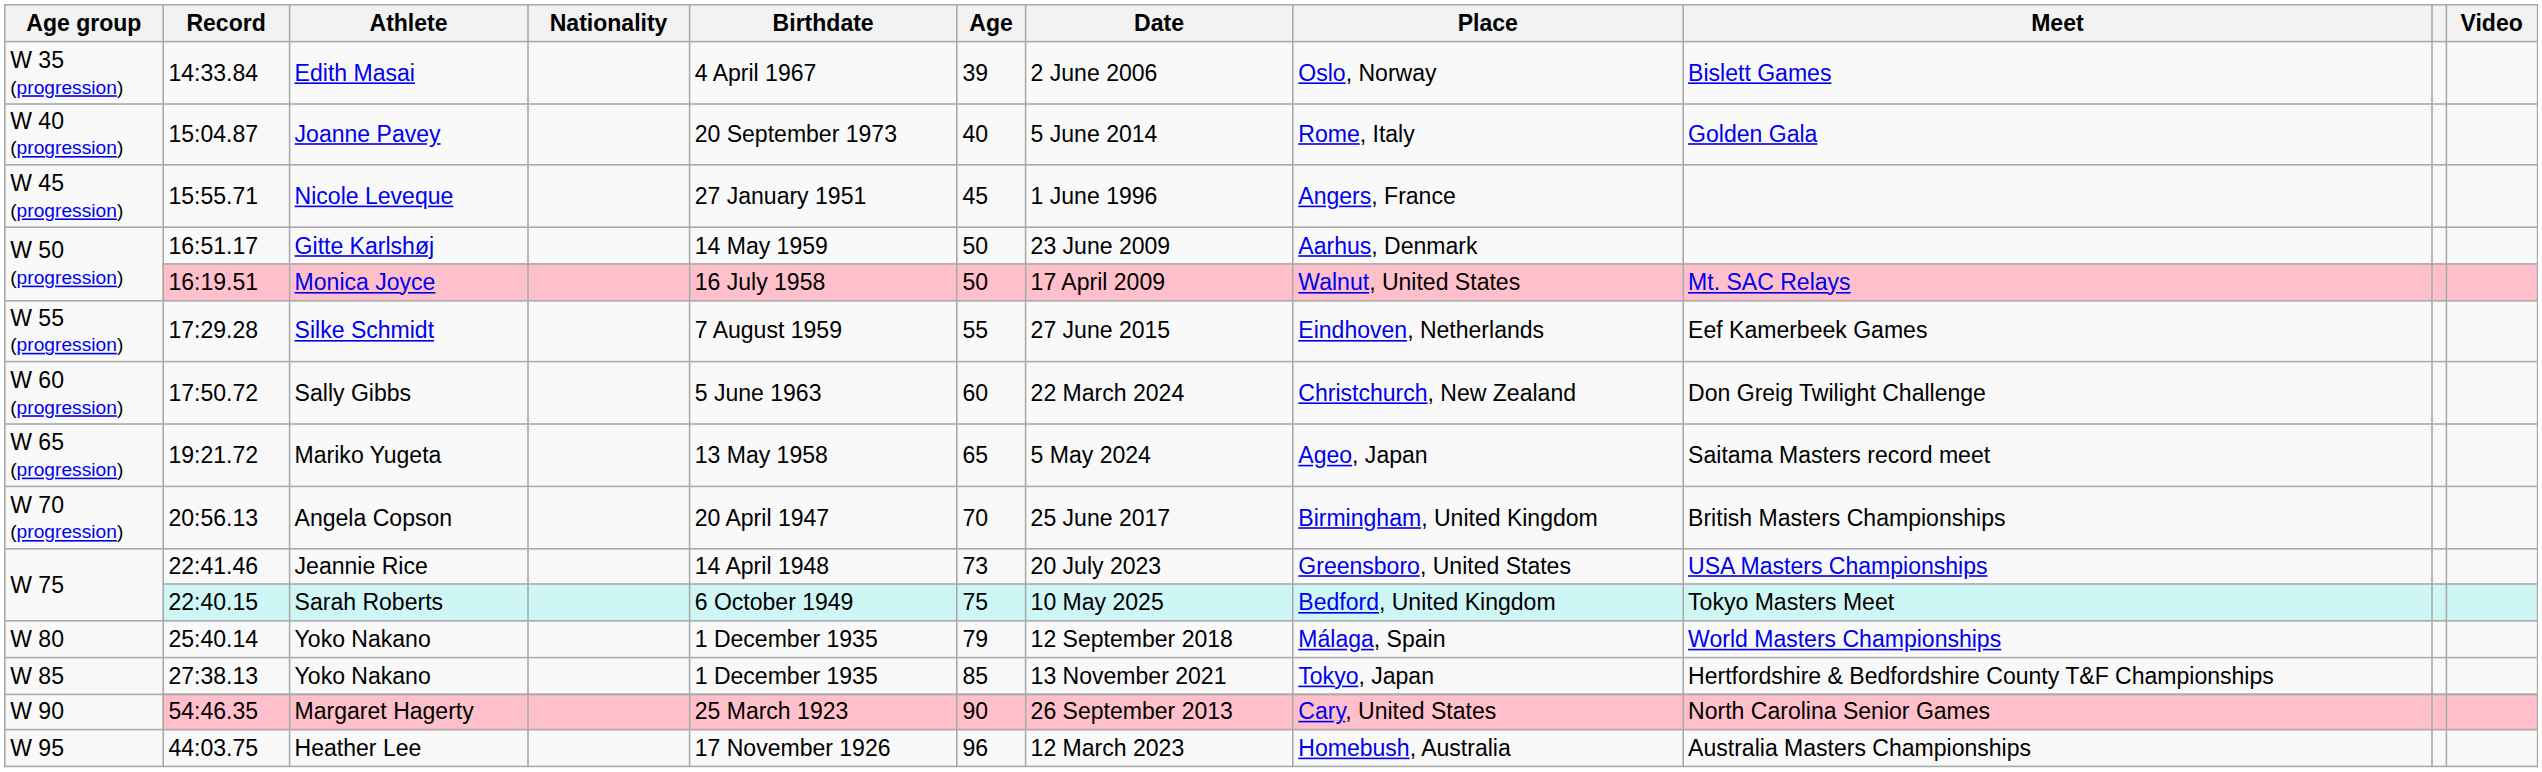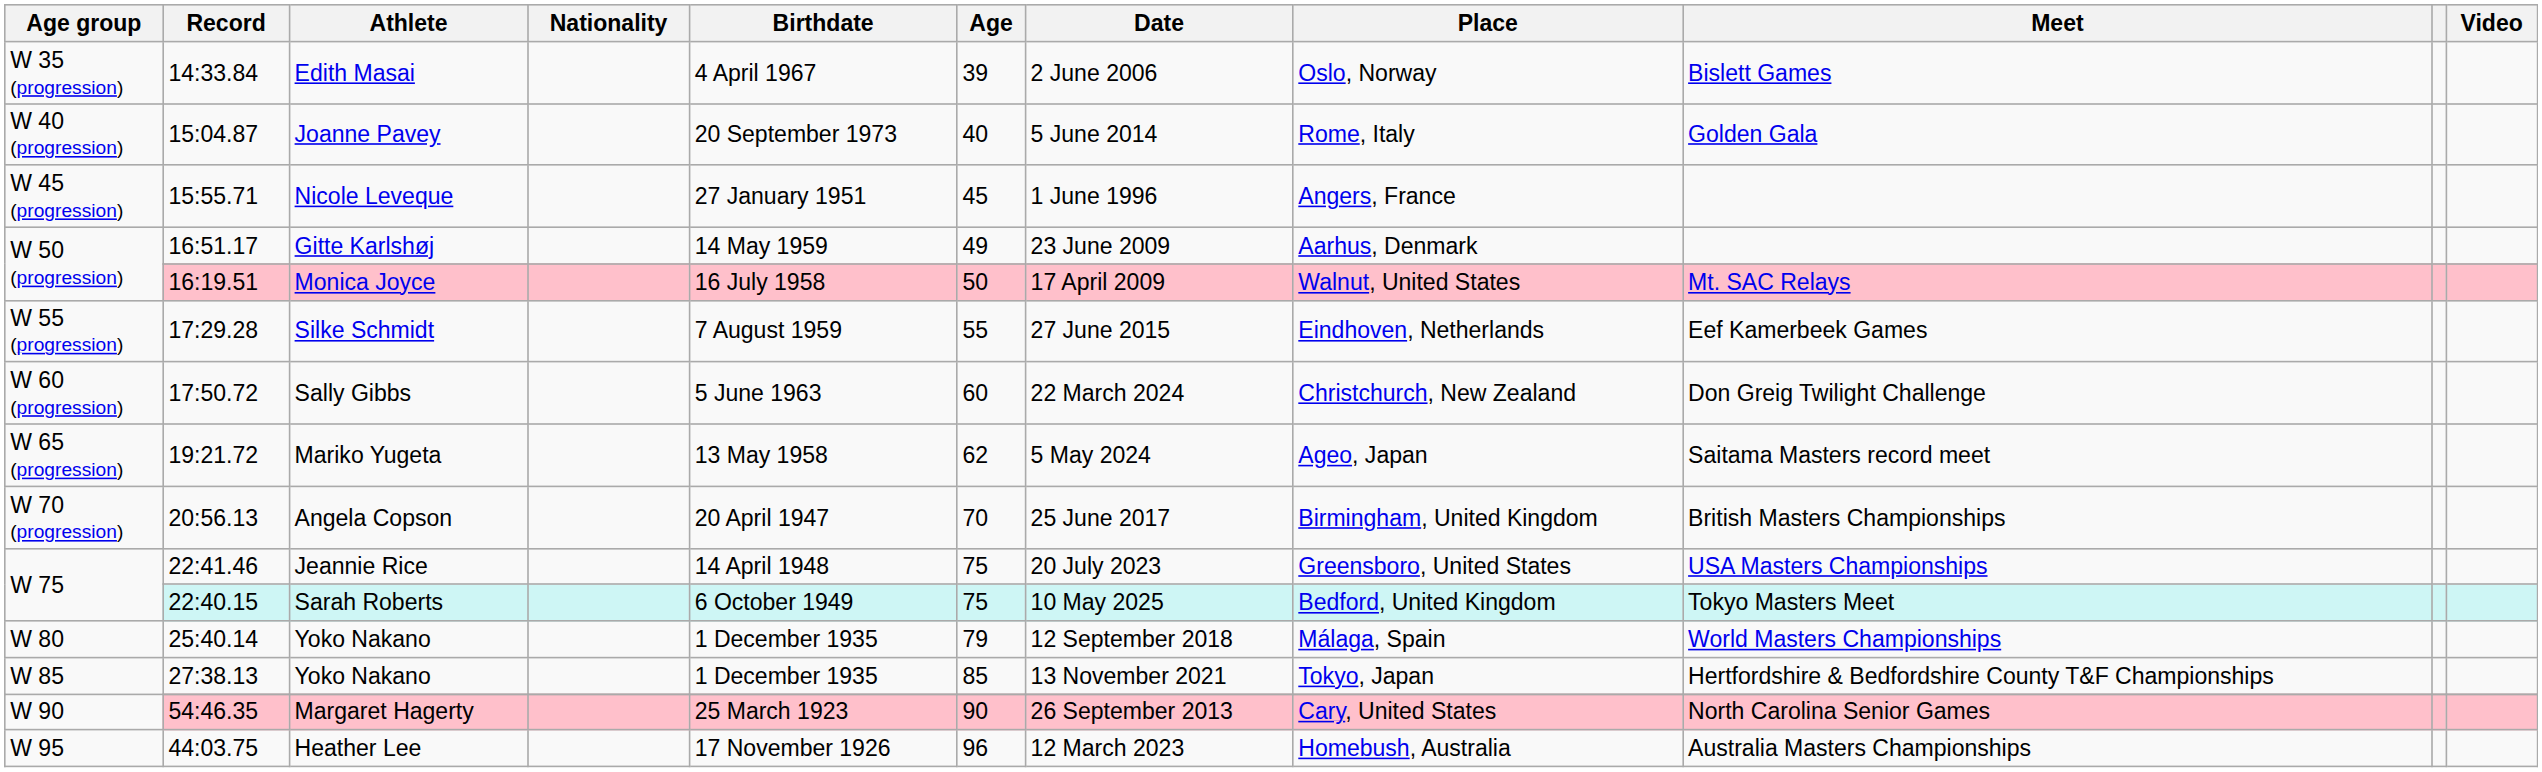(975, 246) 50 -> (975, 246) 49
(975, 455) 65 -> (975, 455) 62
(975, 567) 73 -> (975, 567) 75
